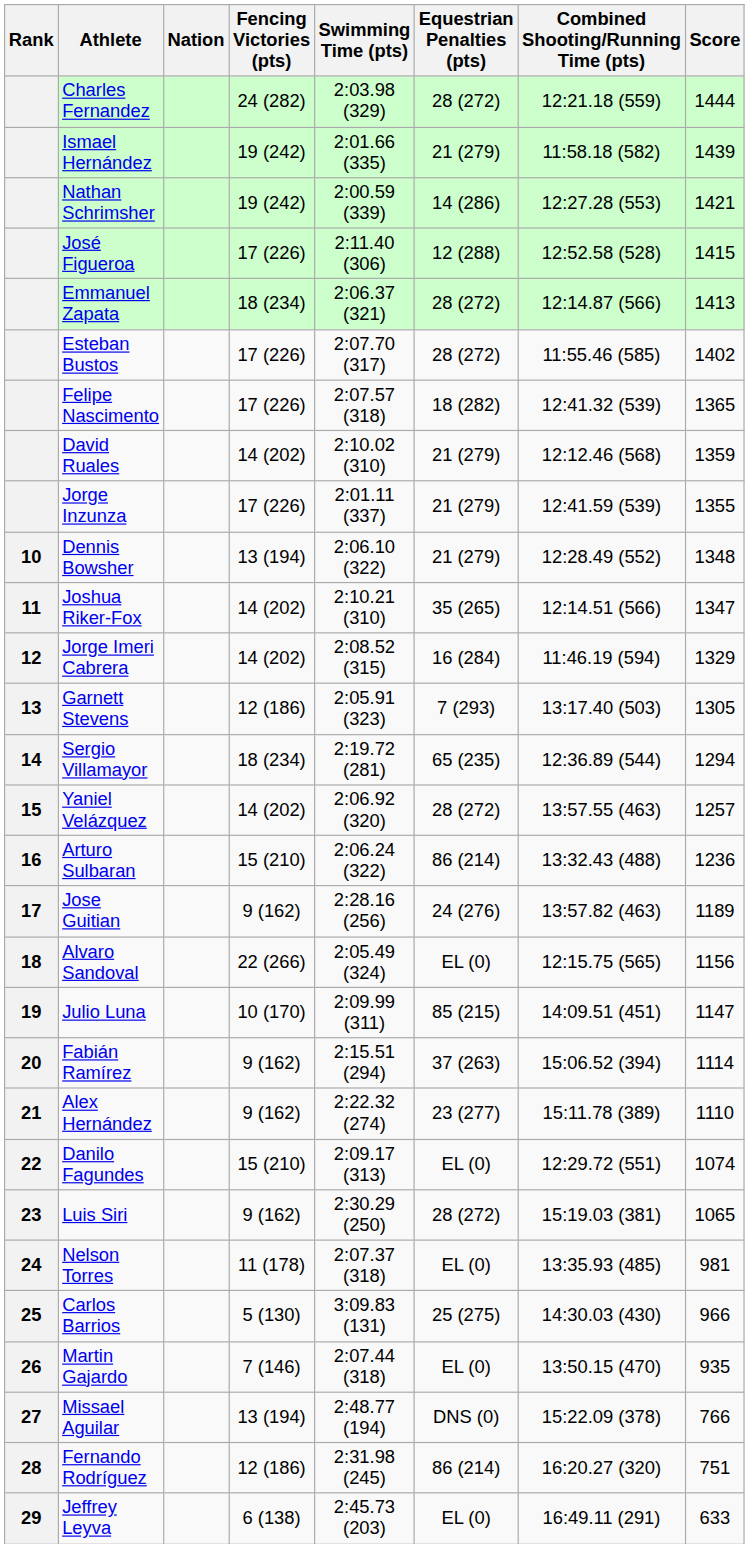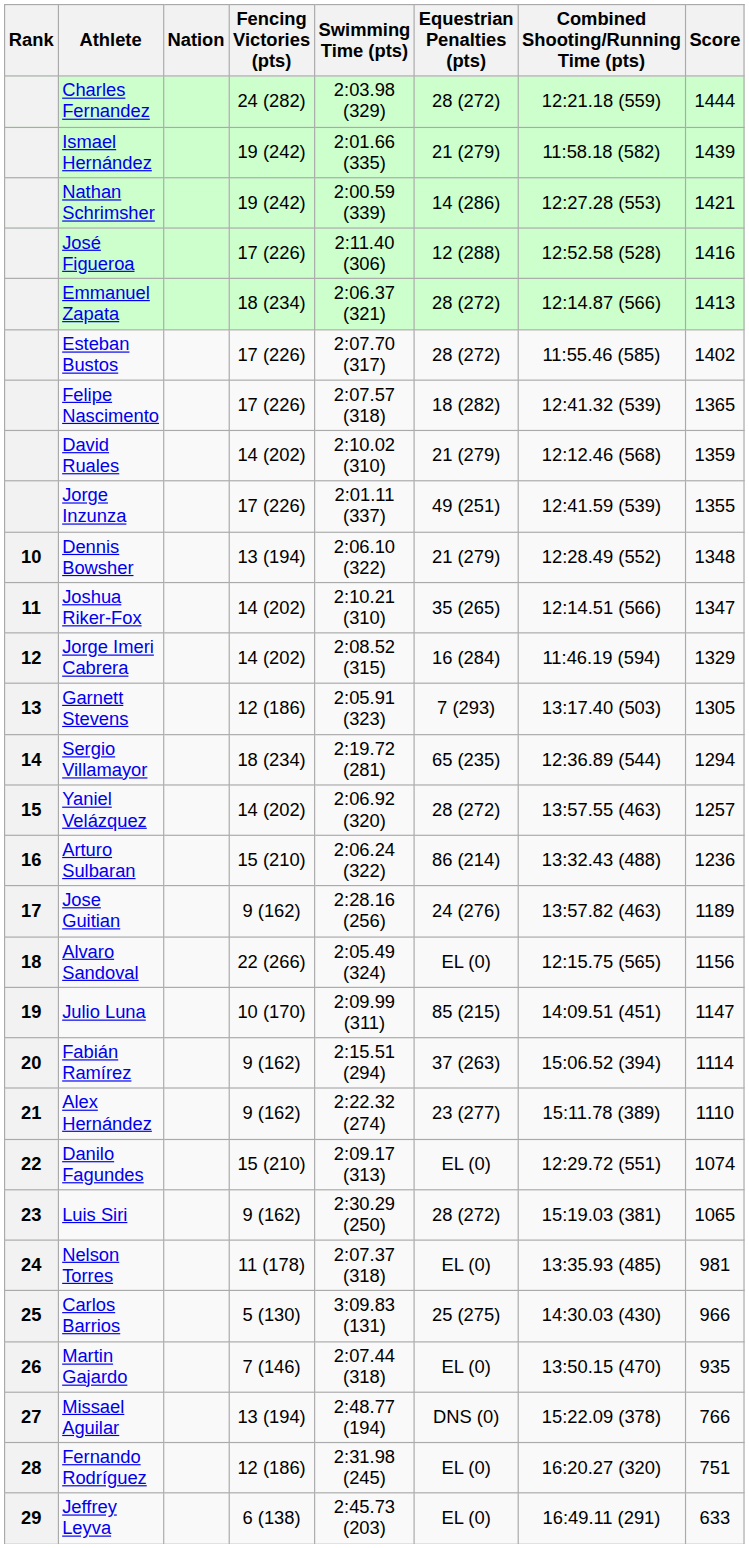(715, 252) 1415 -> (715, 252) 1416
(466, 505) 21 (279) -> (466, 505) 49 (251)
(466, 1467) 86 (214) -> (466, 1467) EL (0)
